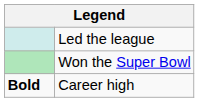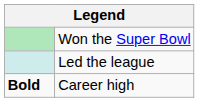rows swapped: (124, 62) <-> (106, 39)
